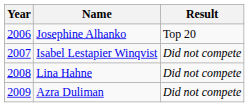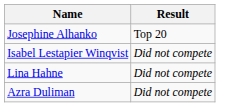- column: (19, 14)
